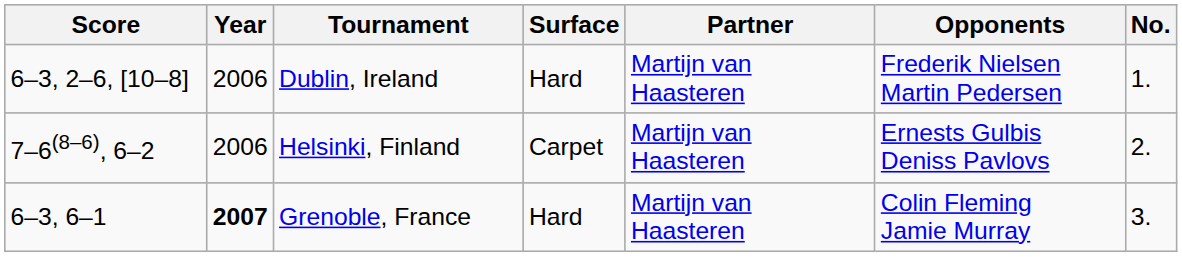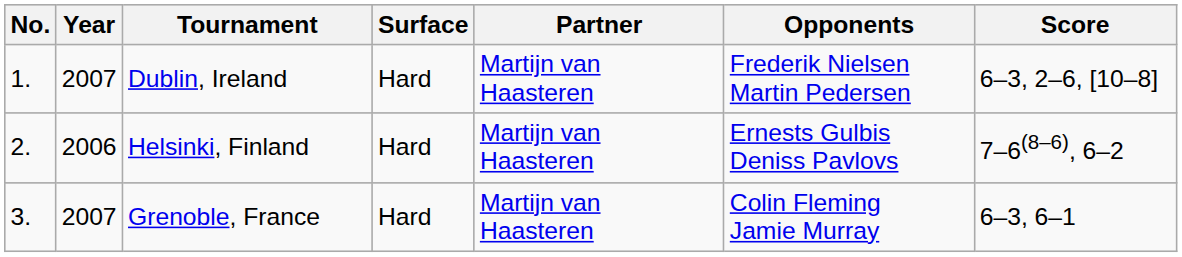columns swapped: (1151, 24) <-> (106, 24)
(240, 78) 2006 -> (89, 78) 2007
(566, 147) Carpet -> (405, 147) Hard
(240, 215) bold -> (89, 215) normal
